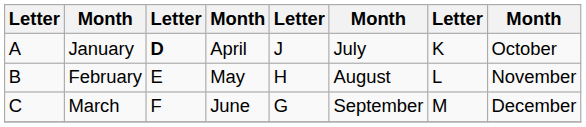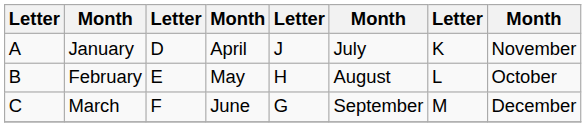(157, 48) bold -> (157, 48) normal
(524, 48) October -> (534, 48) November
(534, 77) November -> (524, 77) October
